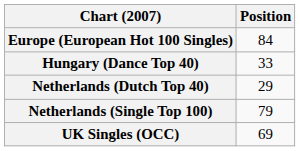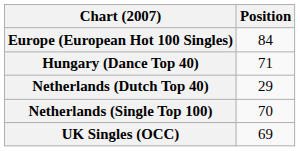(266, 63) 33 -> (266, 63) 71
(266, 110) 79 -> (266, 110) 70
